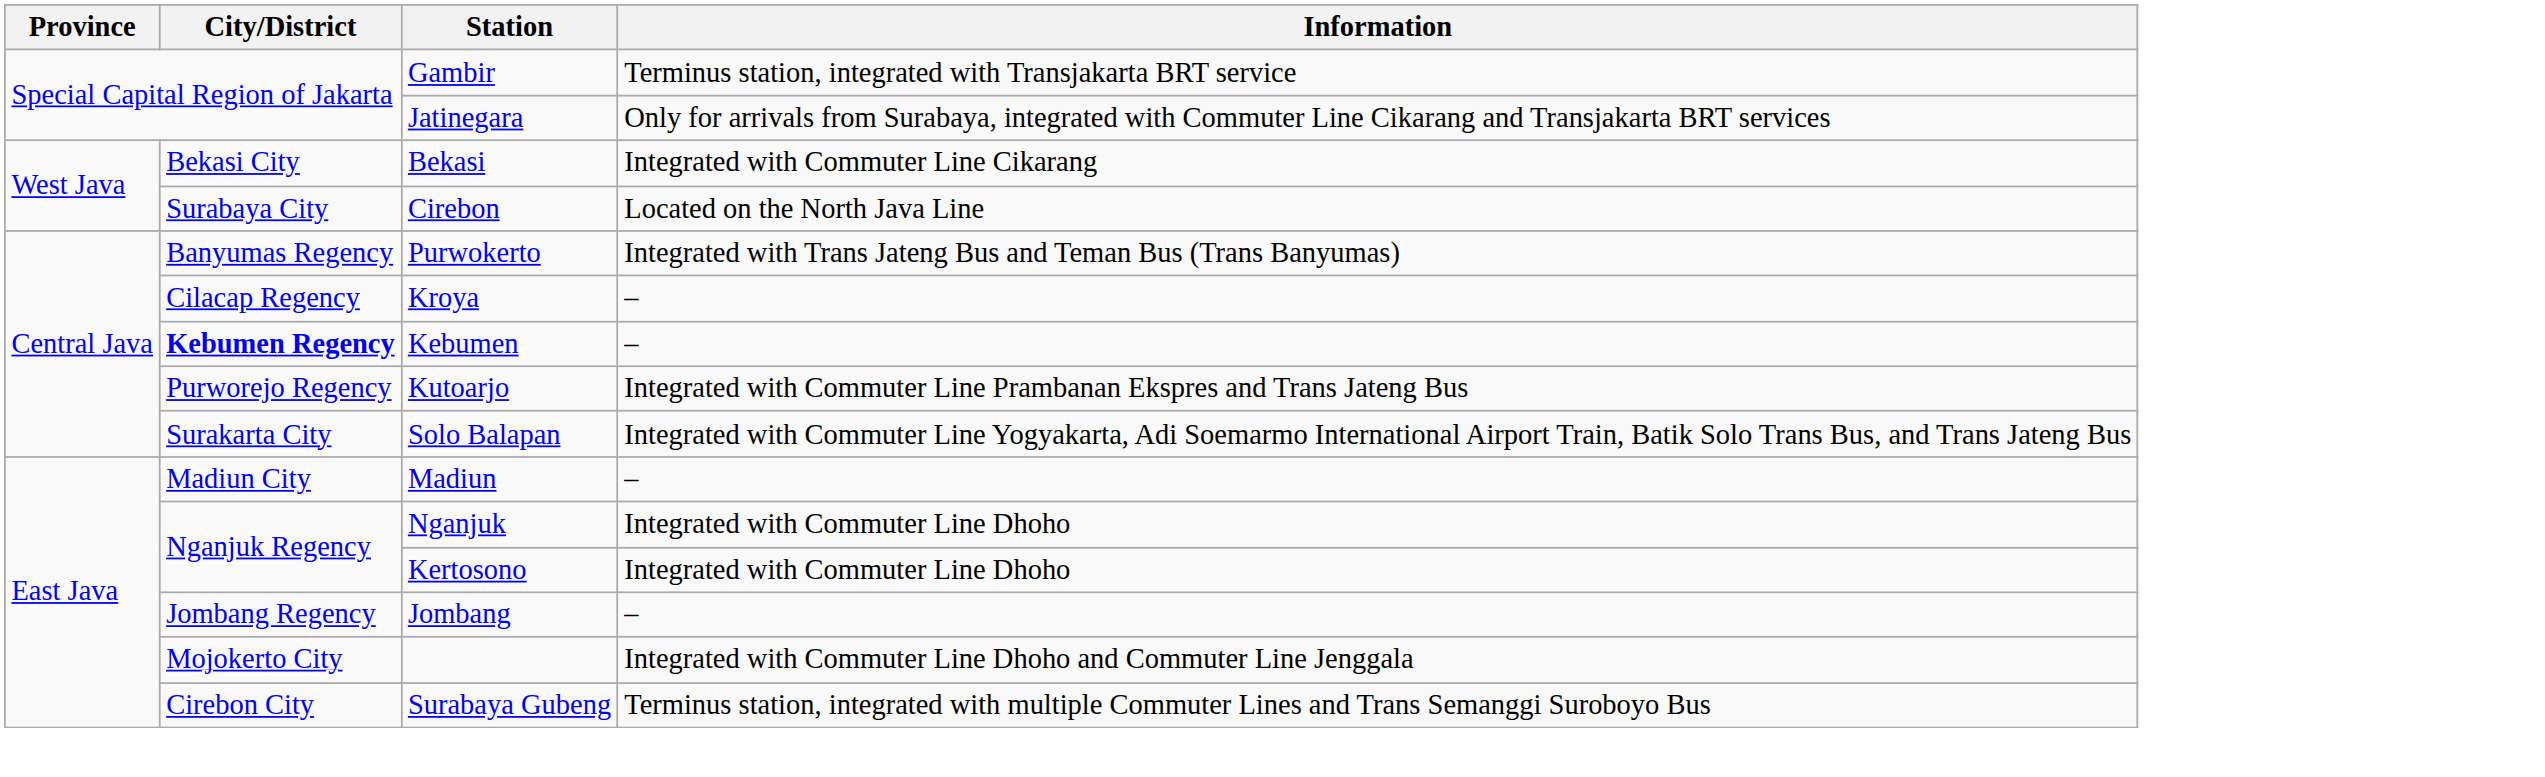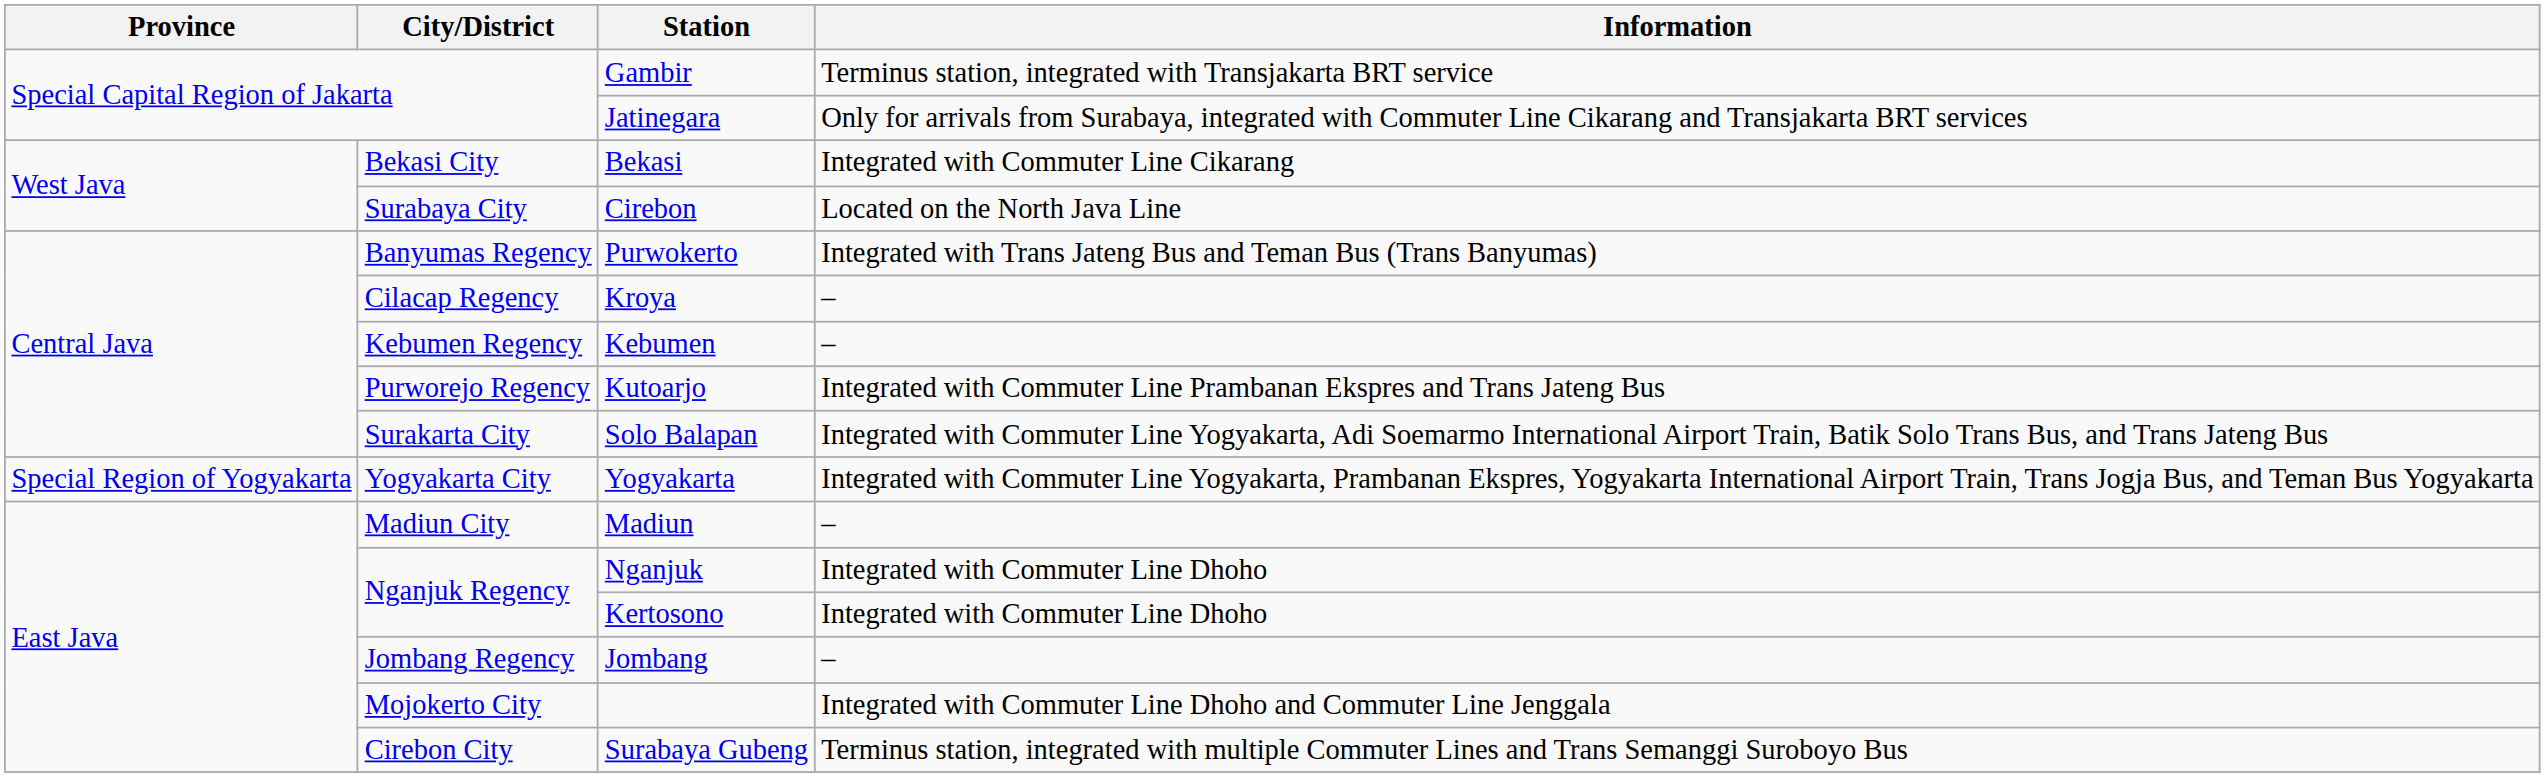(280, 343) bold -> (473, 343) normal
+ row: (670, 478)
